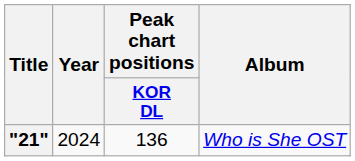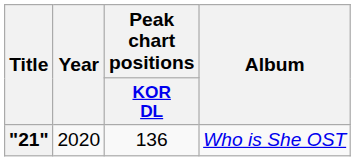(79, 139) 2024 -> (79, 139) 2020
